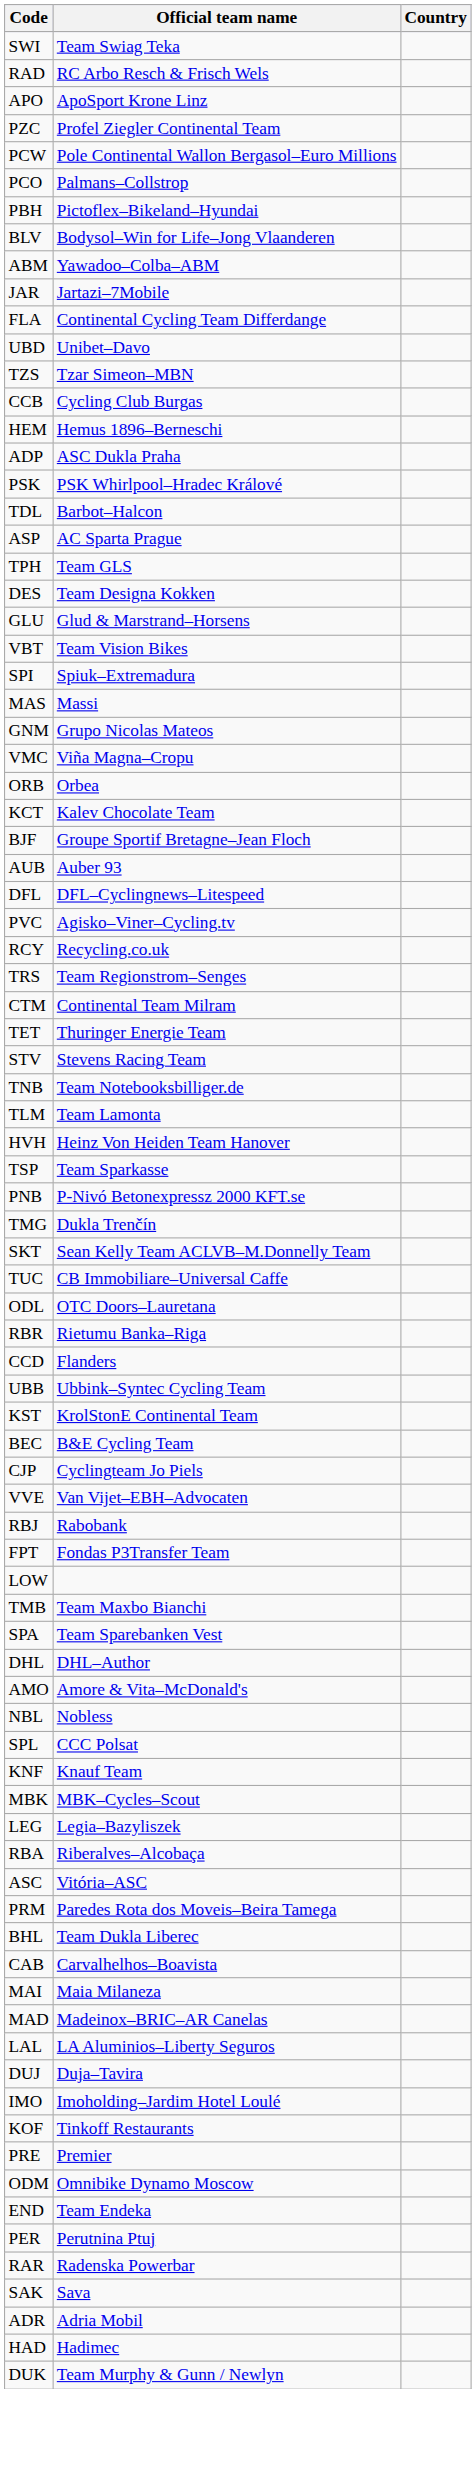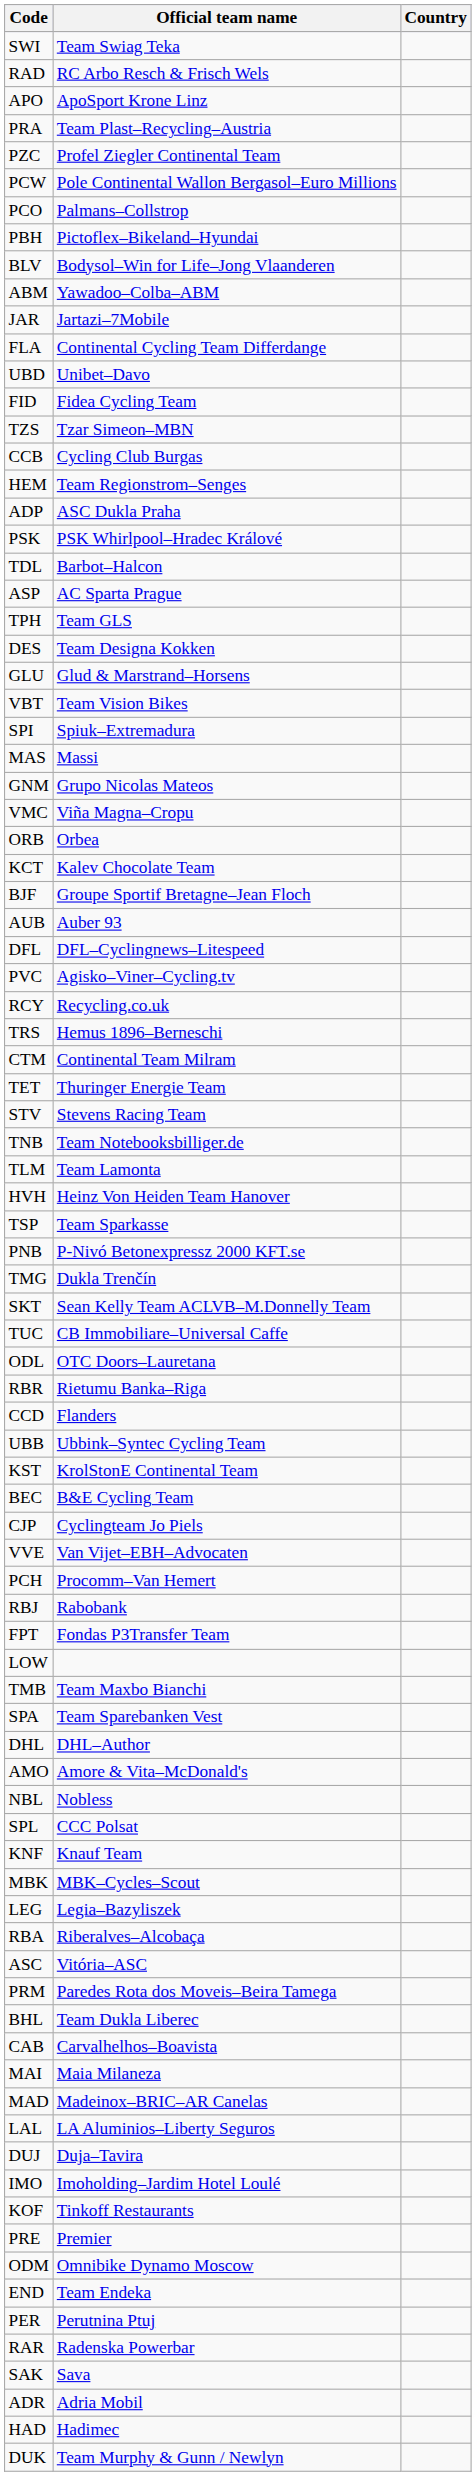+ row: (25, 127)
+ row: (22, 401)
(140, 429) Hemus 1896–Berneschi -> (151, 484) Team Regionstrom–Senges
(151, 977) Team Regionstrom–Senges -> (140, 1032) Hemus 1896–Berneschi
+ row: (25, 1580)
